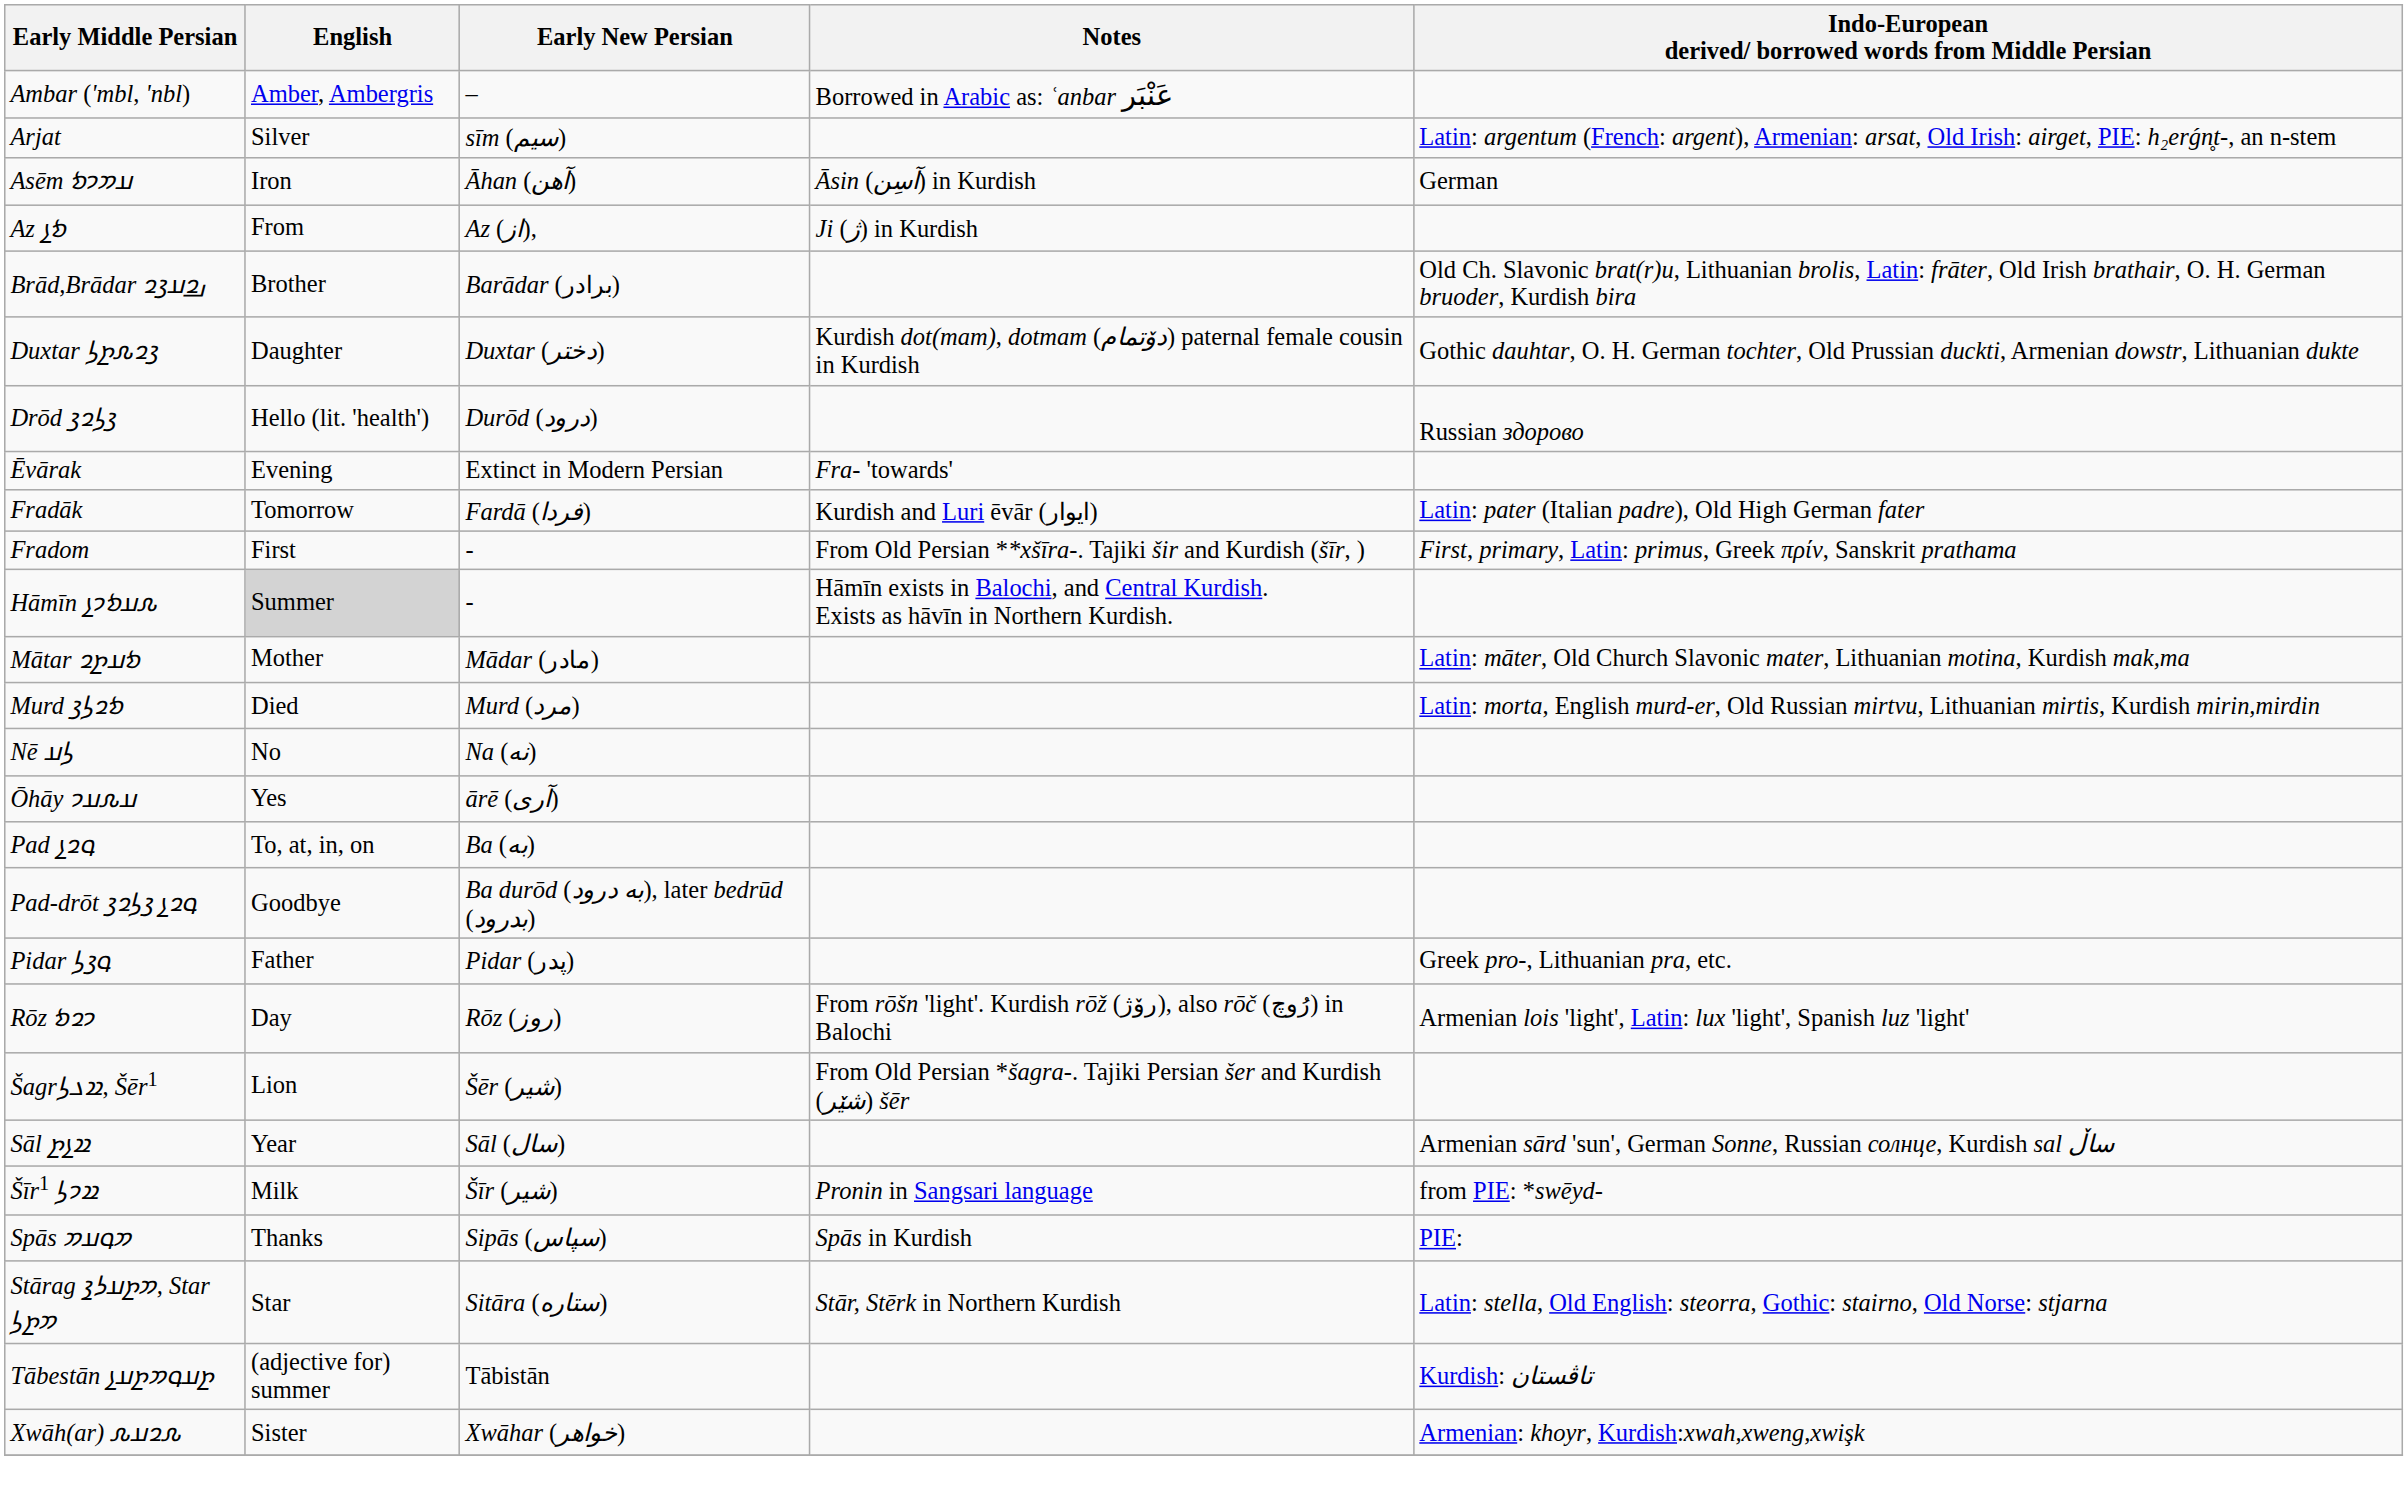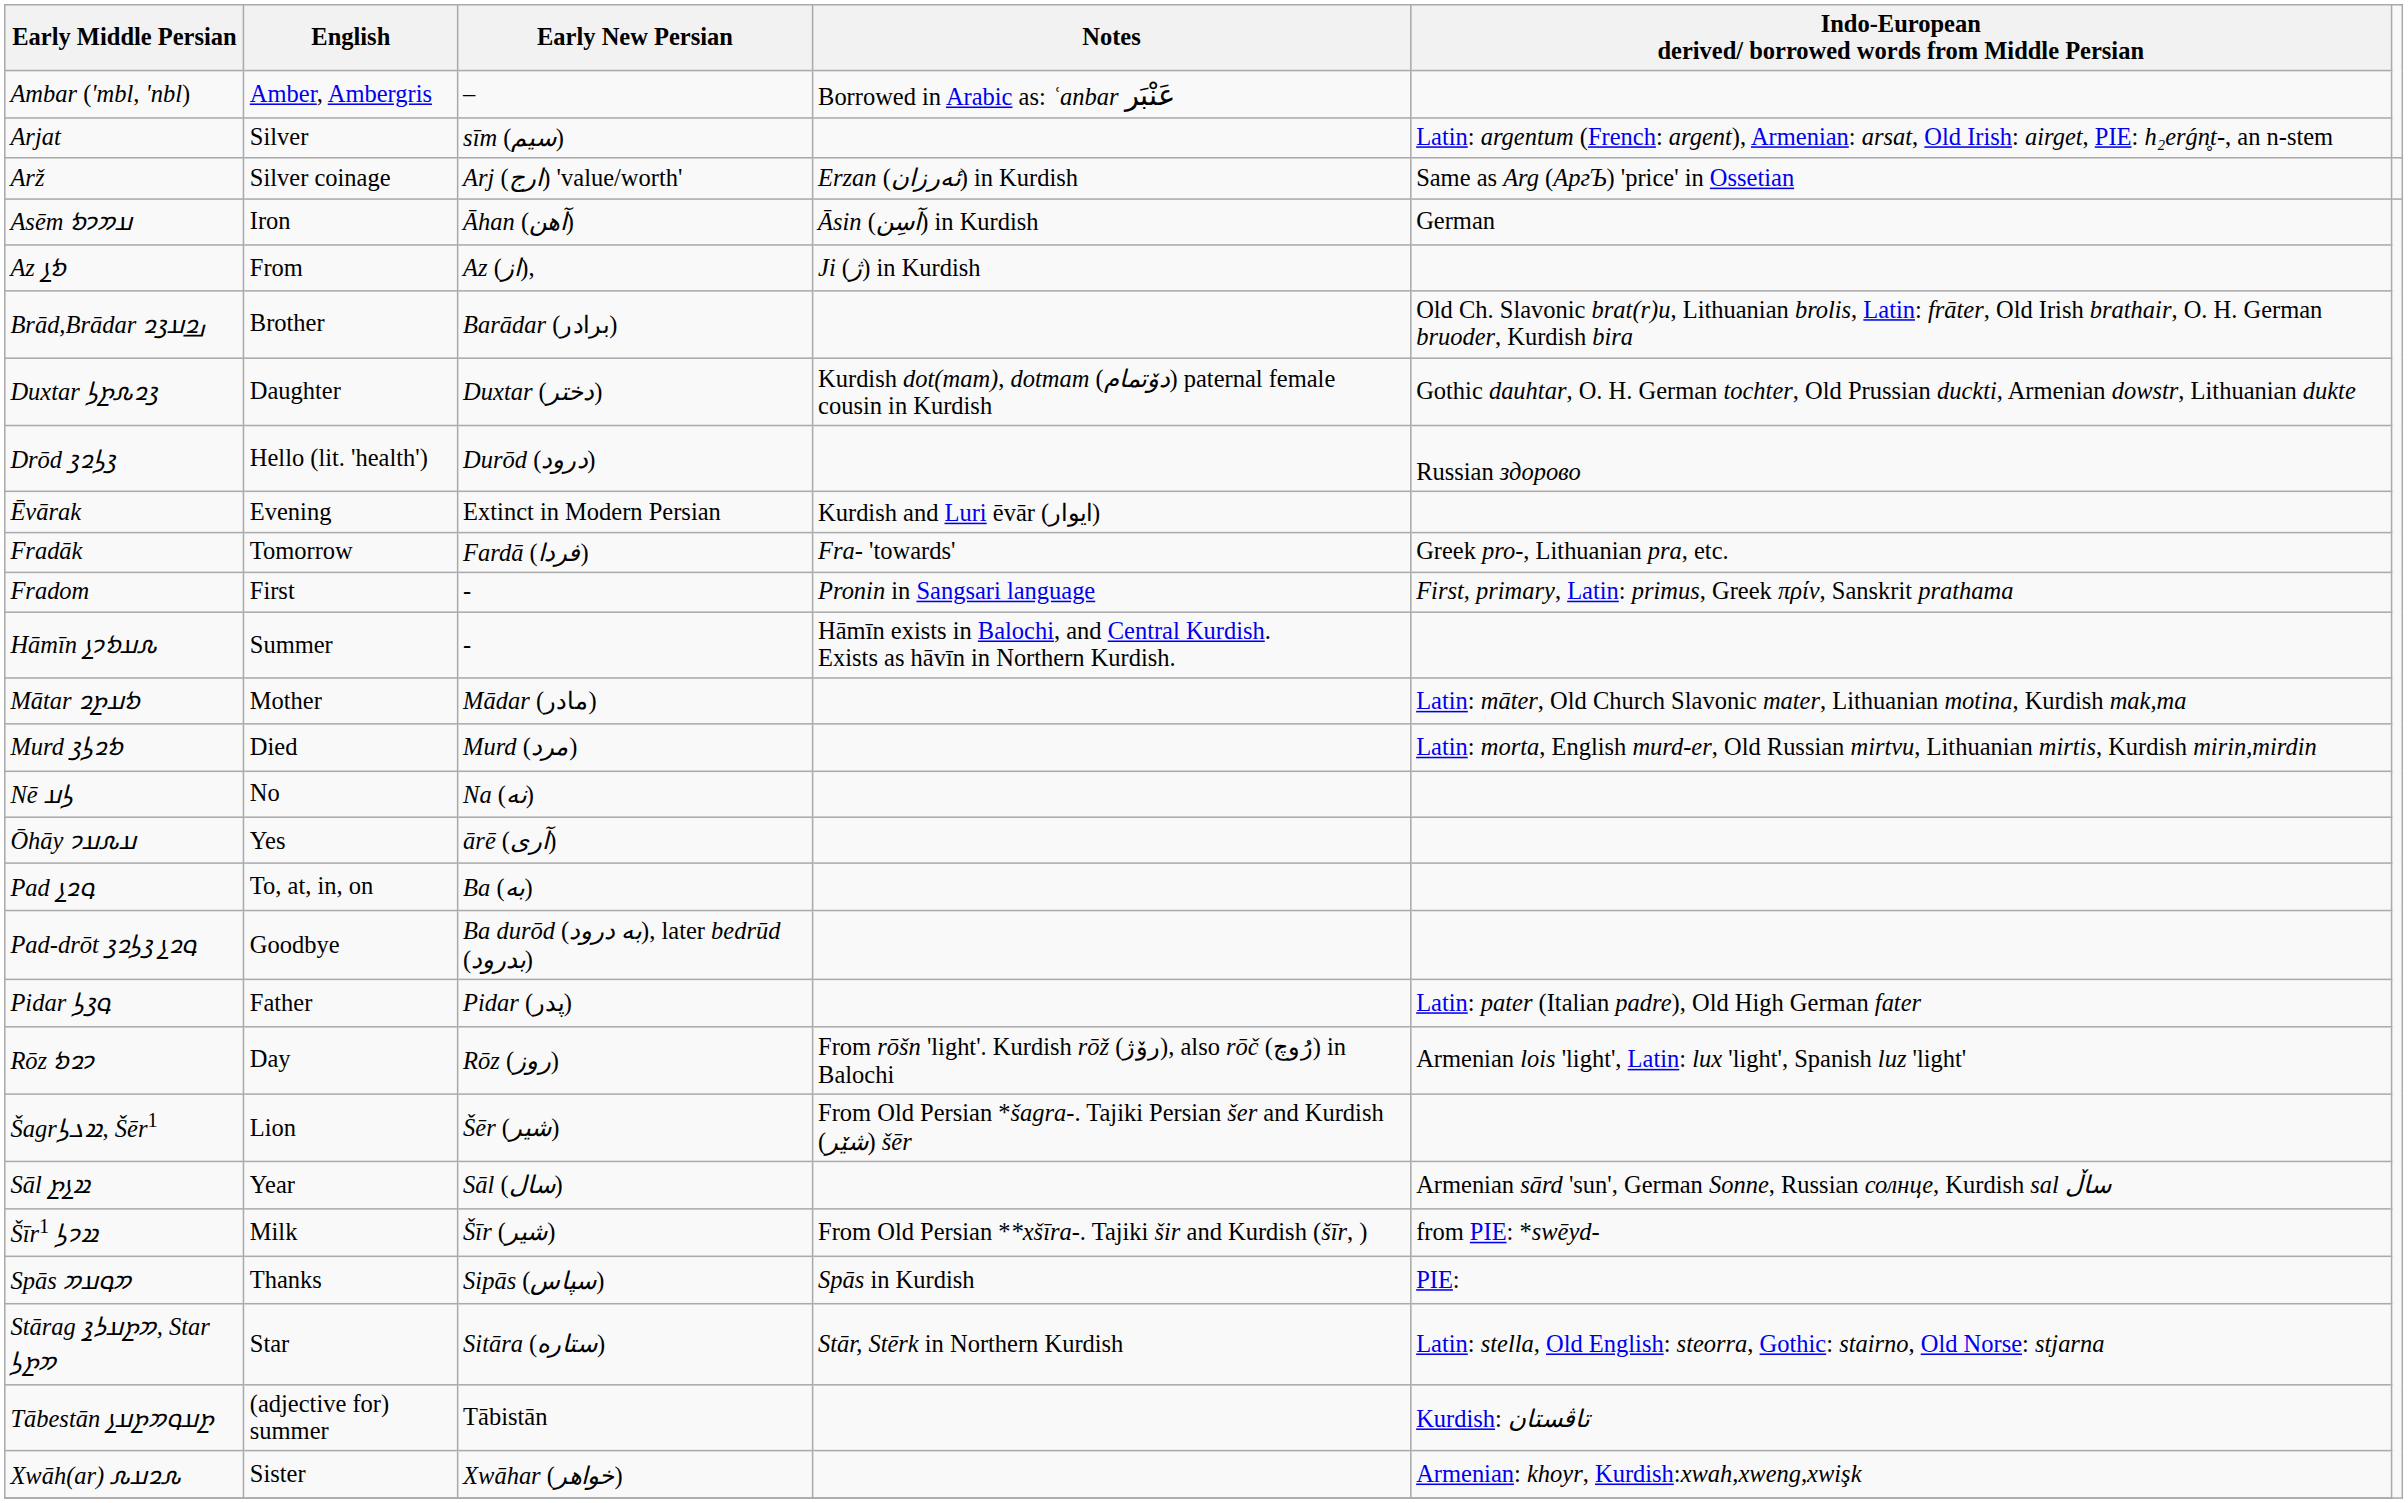+ row: (27, 177)
(884, 470) Fra- 'towards' -> (959, 512) Kurdish and Luri ēvār (ایوار)
(957, 511) Kurdish and Luri ēvār (ایوار) -> (887, 552) Fra- 'towards'
(1672, 510) Latin: pater (Italian padre), Old High German fater -> (1572, 552) Greek pro-, Lithuanian pra, etc.
(1090, 549) From Old Persian **xšīra-. Tajiki šir and Kurdish (šīr, ) -> (957, 591) Pronin in Sangsari language
(292, 602) lightgrey background -> (291, 644) no background
(1576, 960) Greek pro-, Lithuanian pra, etc. -> (1669, 1002) Latin: pater (Italian padre), Old High German fater
(954, 1190) Pronin in Sangsari language -> (1093, 1232) From Old Persian **xšīra-. Tajiki šir and Kurdish (šīr, )
